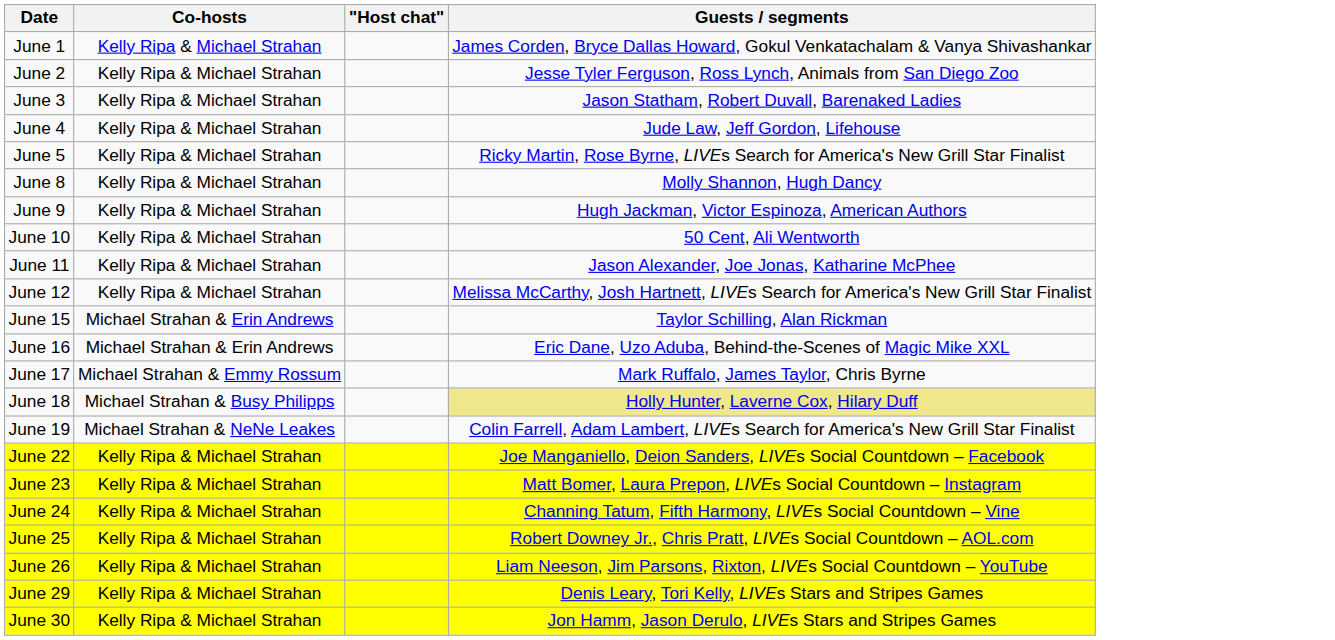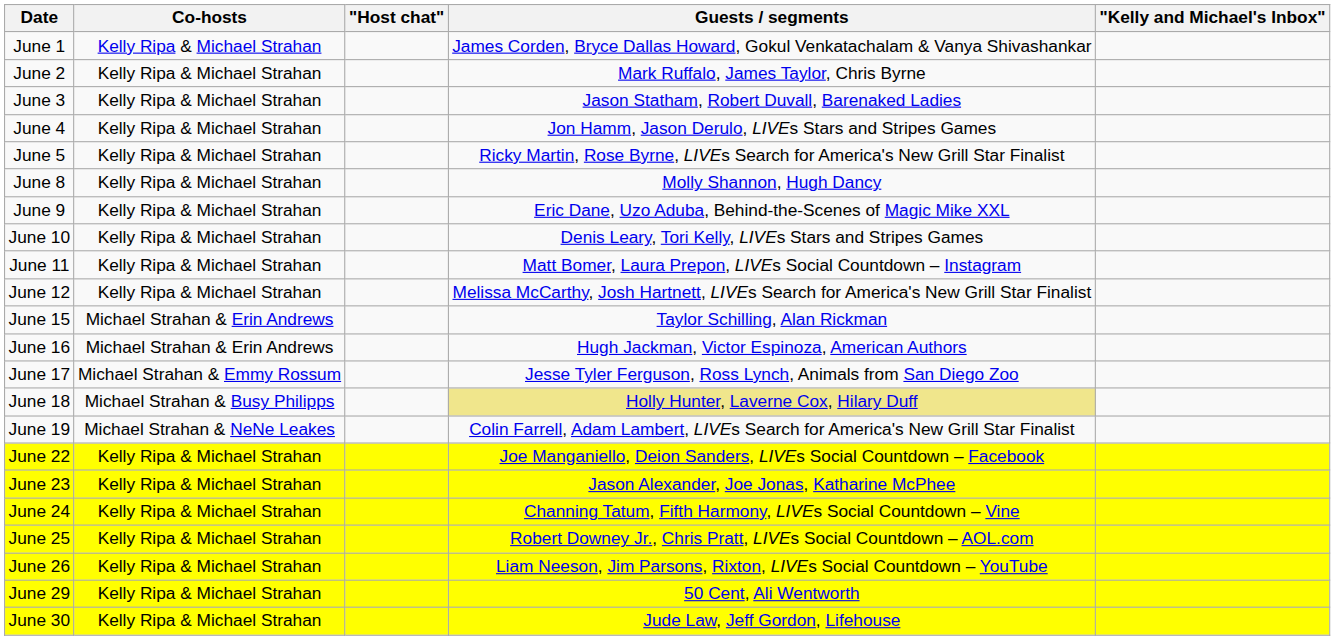+ column: (1212, 18)
(772, 73) Jesse Tyler Ferguson, Ross Lynch, Animals from San Diego Zoo -> (772, 73) Mark Ruffalo, James Taylor, Chris Byrne
(772, 127) Jude Law, Jeff Gordon, Lifehouse -> (772, 127) Jon Hamm, Jason Derulo, LIVEs Stars and Stripes Games
(772, 210) Hugh Jackman, Victor Espinoza, American Authors -> (772, 210) Eric Dane, Uzo Aduba, Behind-the-Scenes of Magic Mike XXL
(772, 237) 50 Cent, Ali Wentworth -> (772, 237) Denis Leary, Tori Kelly, LIVEs Stars and Stripes Games
(772, 264) Jason Alexander, Joe Jonas, Katharine McPhee -> (772, 264) Matt Bomer, Laura Prepon, LIVEs Social Countdown – Instagram
(772, 347) Eric Dane, Uzo Aduba, Behind-the-Scenes of Magic Mike XXL -> (772, 347) Hugh Jackman, Victor Espinoza, American Authors
(772, 374) Mark Ruffalo, James Taylor, Chris Byrne -> (772, 374) Jesse Tyler Ferguson, Ross Lynch, Animals from San Diego Zoo
(772, 484) Matt Bomer, Laura Prepon, LIVEs Social Countdown – Instagram -> (772, 484) Jason Alexander, Joe Jonas, Katharine McPhee
(772, 593) Denis Leary, Tori Kelly, LIVEs Stars and Stripes Games -> (772, 593) 50 Cent, Ali Wentworth
(772, 621) Jon Hamm, Jason Derulo, LIVEs Stars and Stripes Games -> (772, 621) Jude Law, Jeff Gordon, Lifehouse
